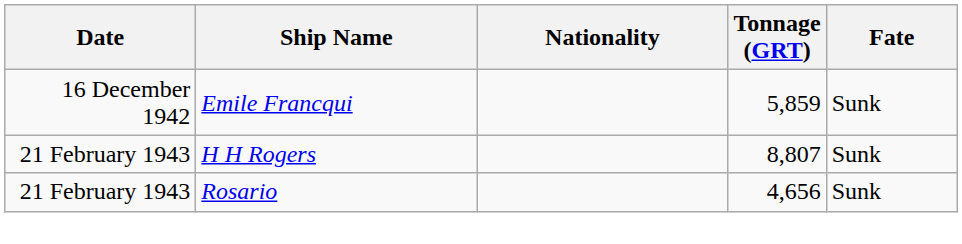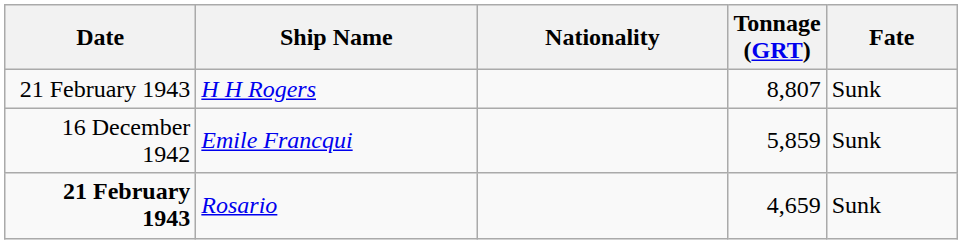rows swapped: (277, 102) <-> (259, 153)
(105, 191) normal -> (127, 205) bold
(794, 191) 4,656 -> (794, 205) 4,659
